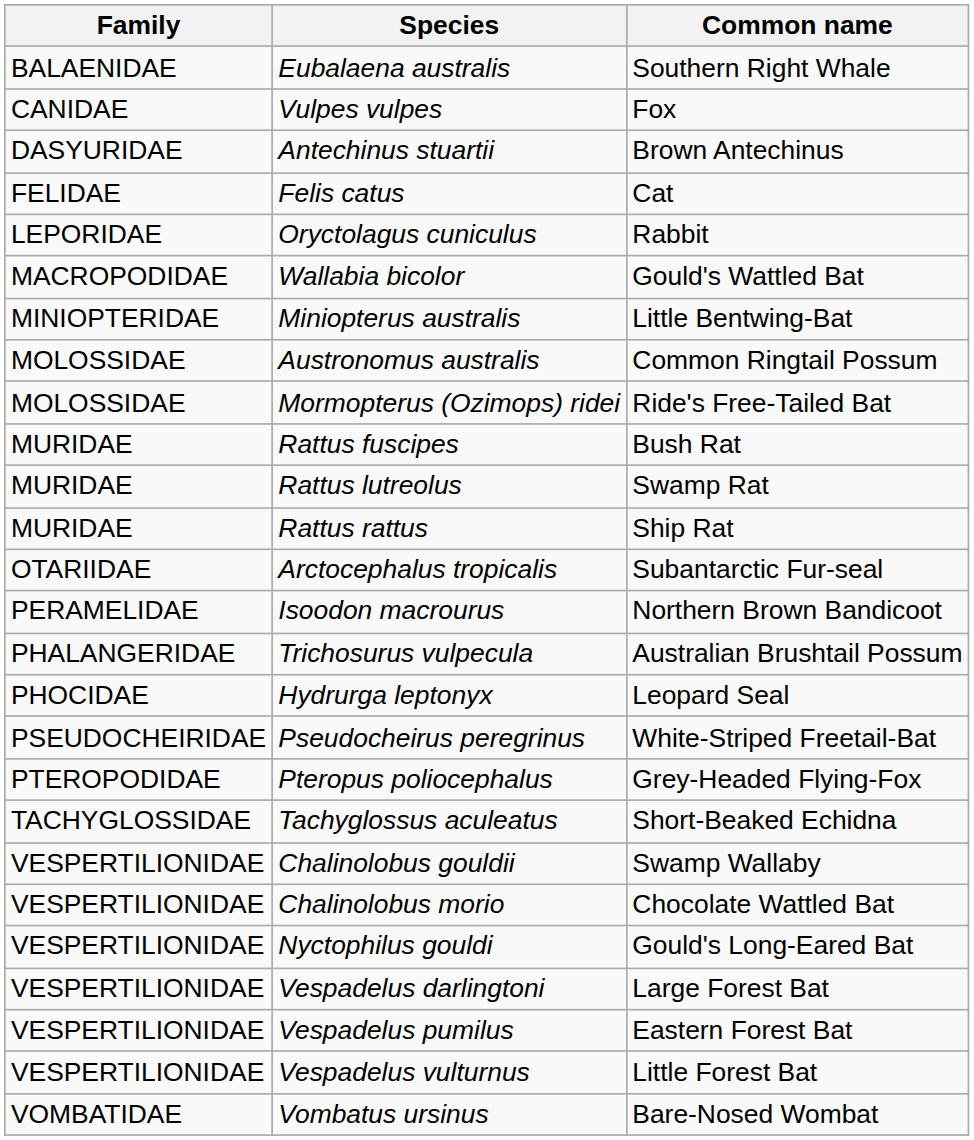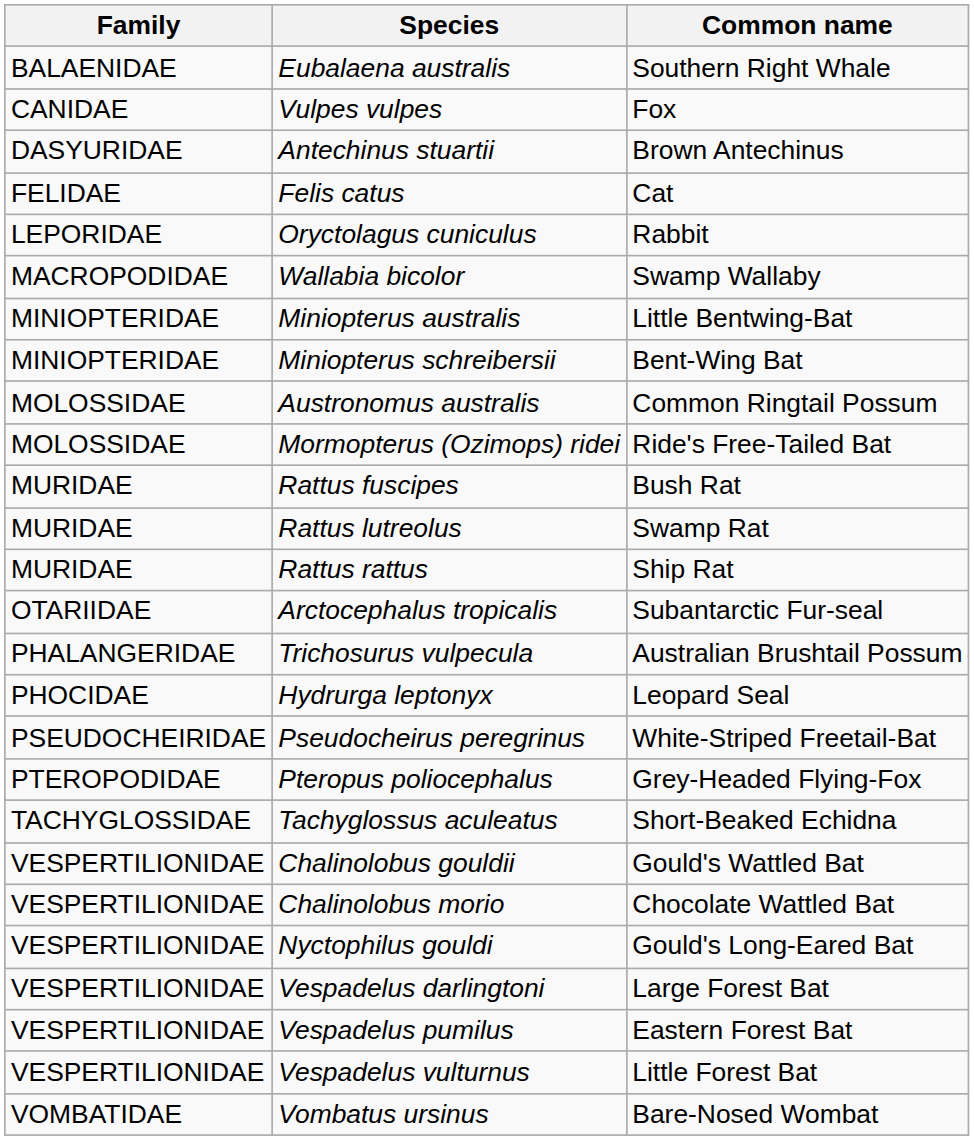(748, 276) Gould's Wattled Bat -> (726, 276) Swamp Wallaby
+ row: (417, 360)
- row: (391, 611)
(726, 862) Swamp Wallaby -> (748, 862) Gould's Wattled Bat
